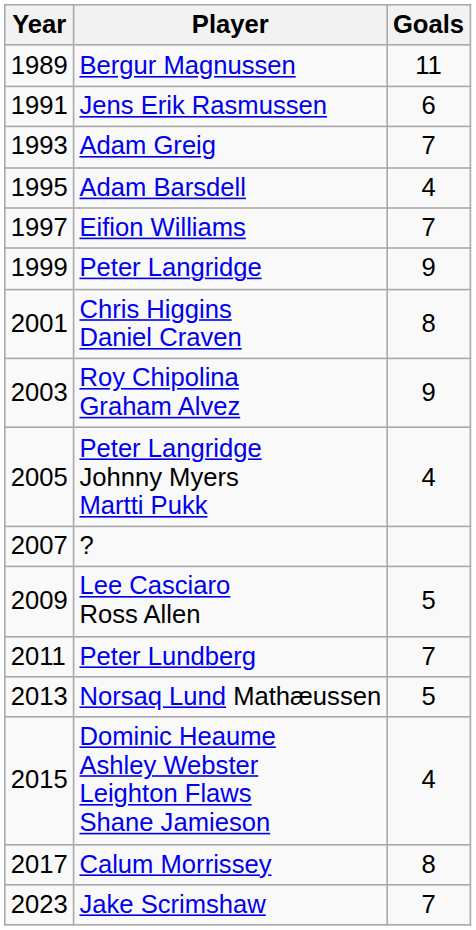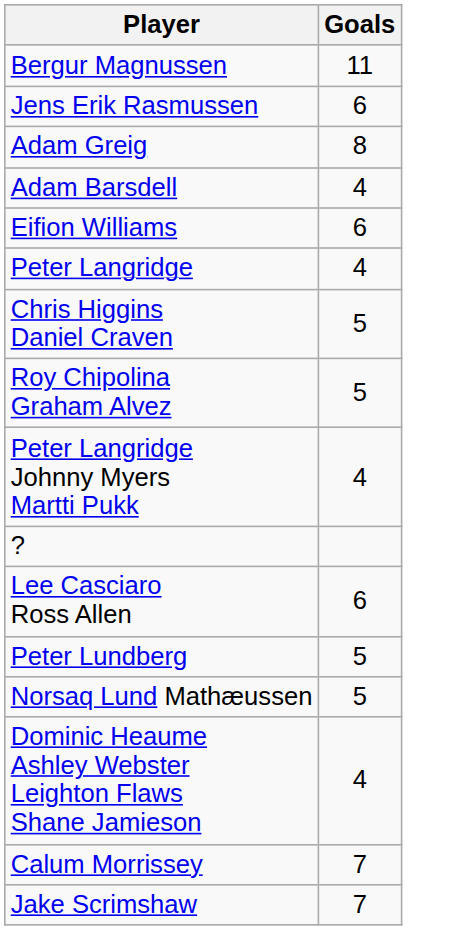- column: (39, 24)
(429, 146) 7 -> (360, 146) 8
(429, 227) 7 -> (360, 227) 6
(429, 268) 9 -> (360, 268) 4
(429, 323) 8 -> (360, 323) 5
(429, 392) 9 -> (360, 392) 5
(429, 601) 5 -> (360, 601) 6
(429, 656) 7 -> (360, 656) 5
(429, 864) 8 -> (360, 864) 7
